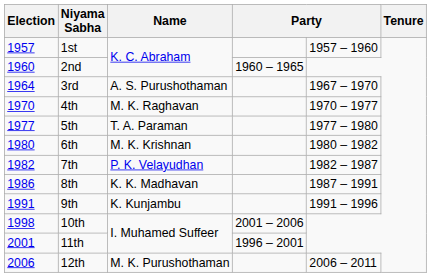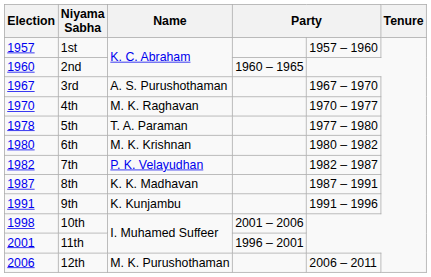(21, 86) 1964 -> (21, 86) 1967
(21, 125) 1977 -> (21, 125) 1978
(21, 184) 1986 -> (21, 184) 1987
